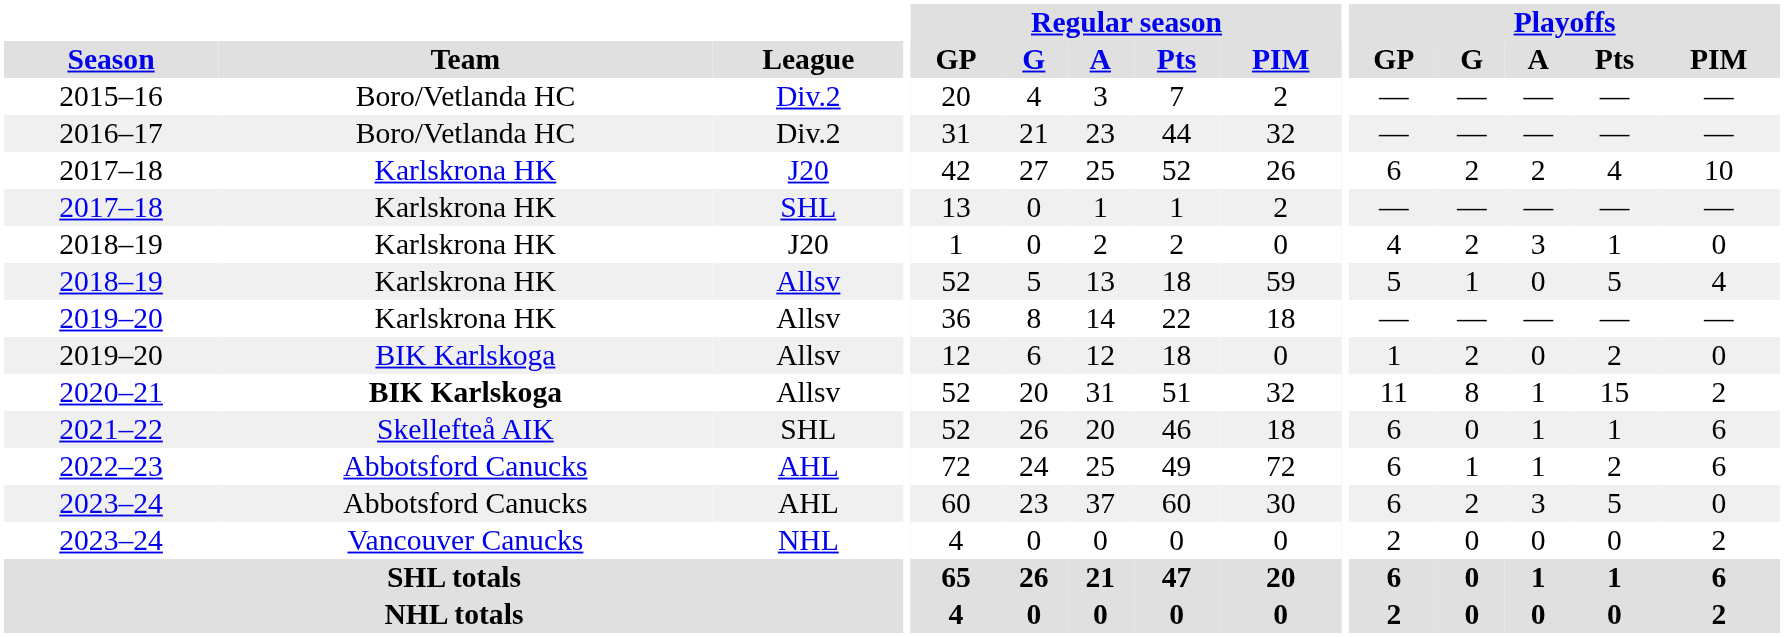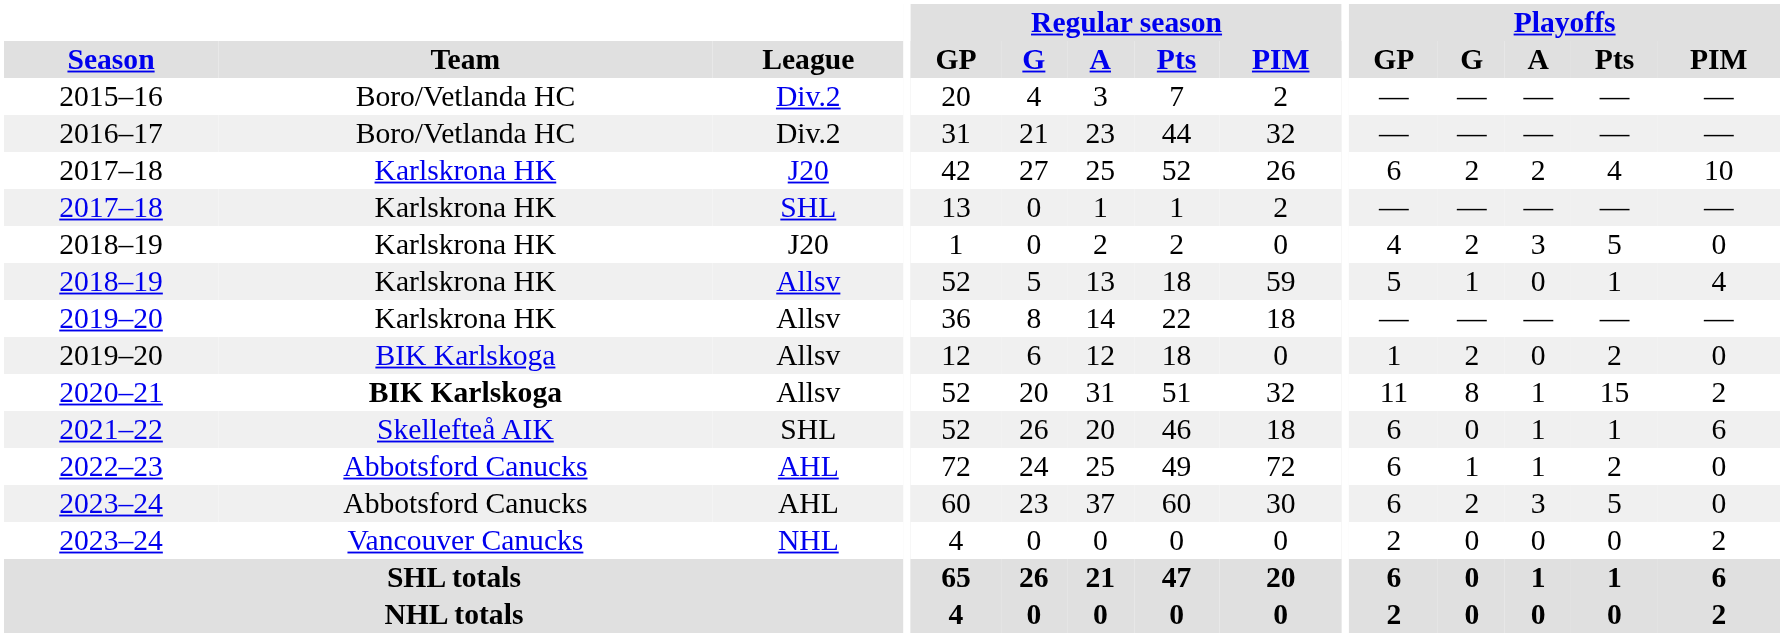(1615, 244) 1 -> (1615, 244) 5
(1615, 281) 5 -> (1615, 281) 1
(1719, 466) 6 -> (1719, 466) 0
